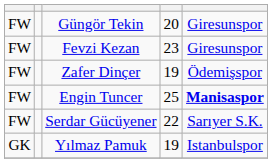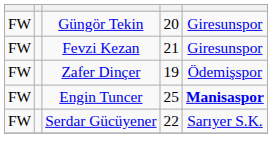(171, 48) 23 -> (171, 48) 21
- row: (101, 145)
